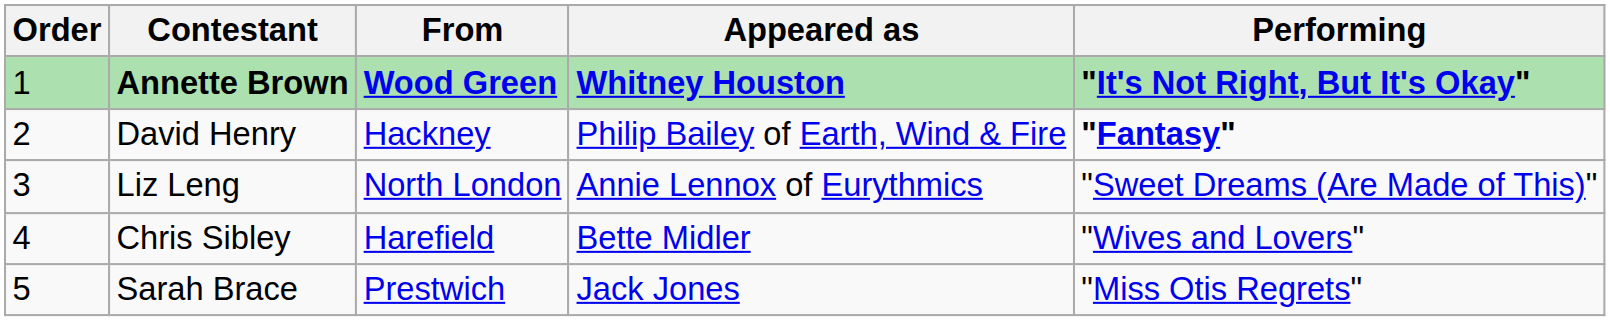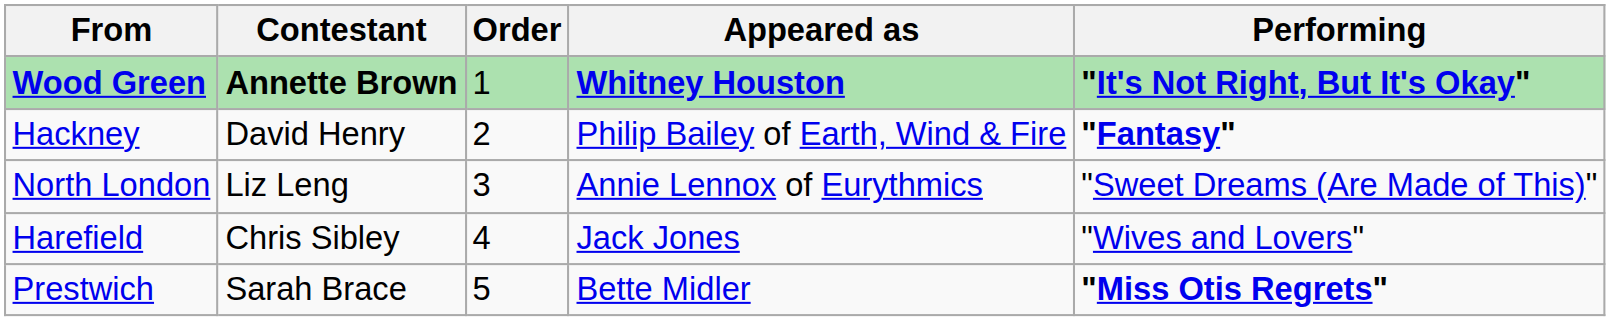columns swapped: (57, 30) <-> (463, 30)
(664, 237) Bette Midler -> (658, 237) Jack Jones
(658, 289) Jack Jones -> (664, 289) Bette Midler
(1222, 289) normal -> (1235, 289) bold
